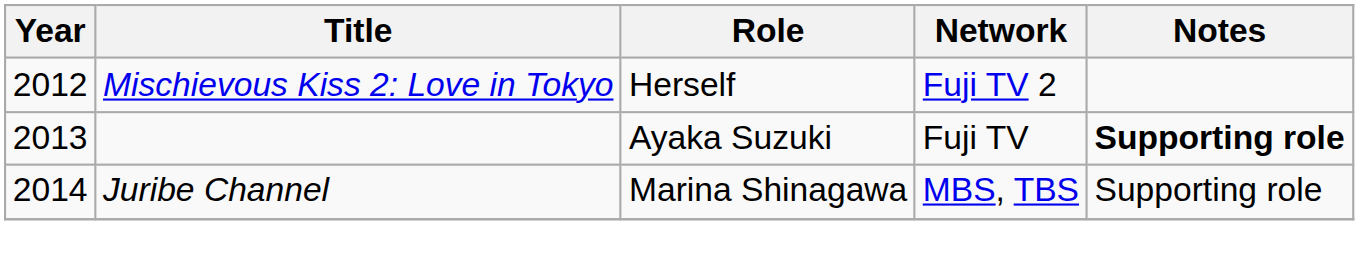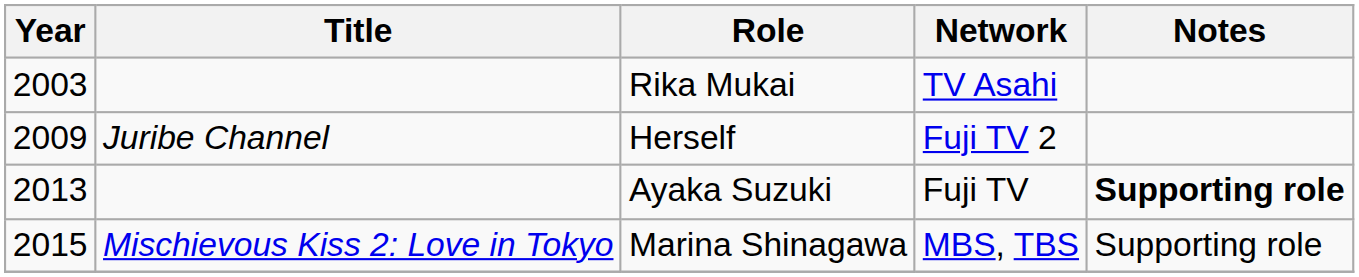+ row: (712, 84)
(50, 84) 2012 -> (50, 137) 2009
(358, 84) Mischievous Kiss 2: Love in Tokyo -> (216, 137) Juribe Channel
(50, 191) 2014 -> (50, 244) 2015
(216, 191) Juribe Channel -> (358, 244) Mischievous Kiss 2: Love in Tokyo
